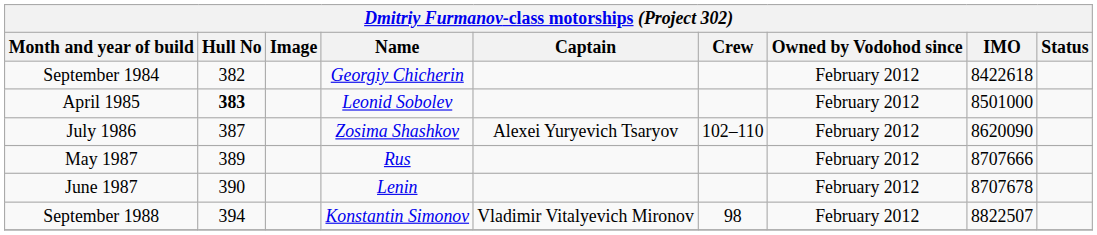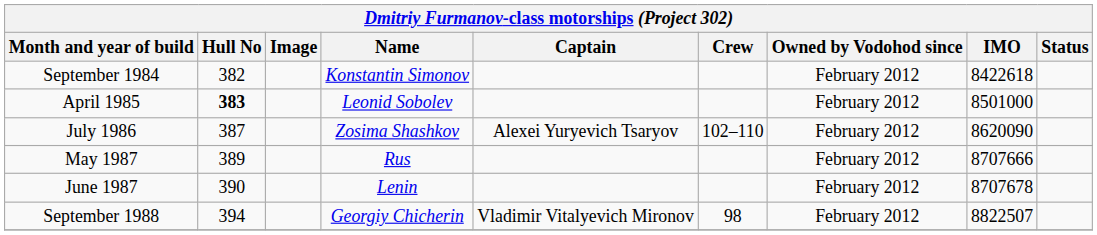(397, 74) Georgiy Chicherin -> (397, 74) Konstantin Simonov
(397, 215) Konstantin Simonov -> (397, 215) Georgiy Chicherin
